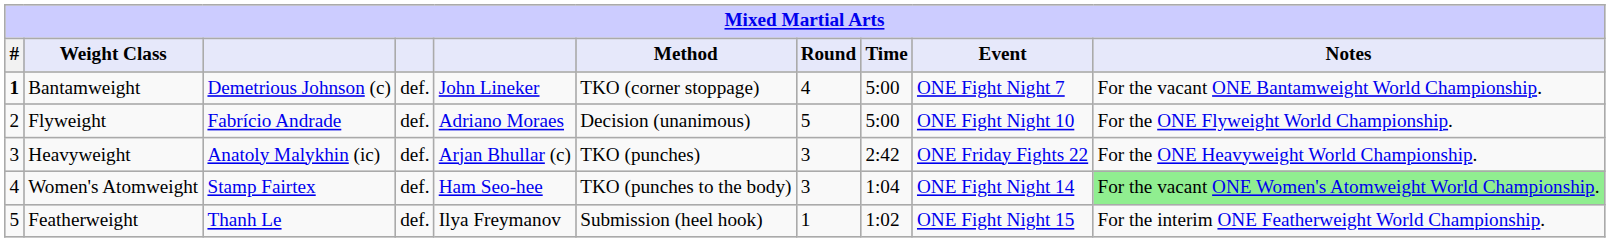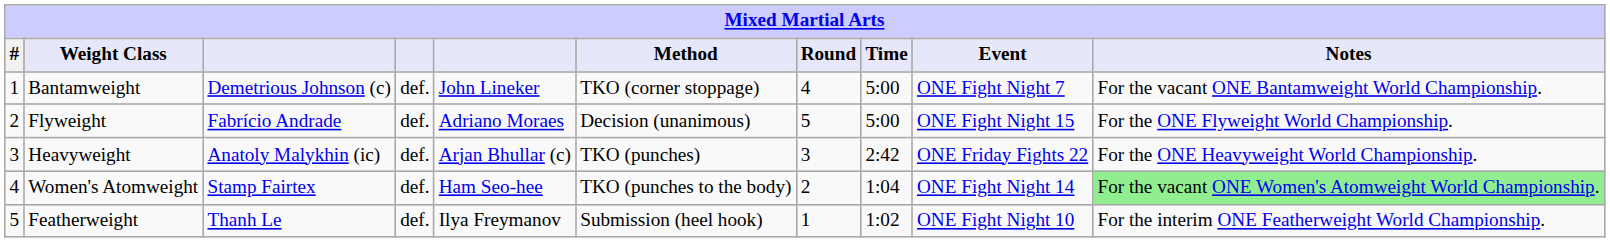(14, 87) bold -> (14, 87) normal
(996, 120) ONE Fight Night 10 -> (996, 120) ONE Fight Night 15
(805, 187) 3 -> (805, 187) 2
(996, 220) ONE Fight Night 15 -> (996, 220) ONE Fight Night 10
